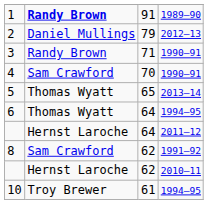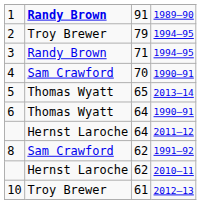(81, 34) Daniel Mullings -> (67, 34) Troy Brewer
(181, 34) 2012–13 -> (174, 34) 1994–95
(181, 53) 1990–91 -> (174, 53) 1994–95
(181, 112) 1994–95 -> (174, 112) 1990–91
(181, 190) 1994–95 -> (174, 190) 2012–13
